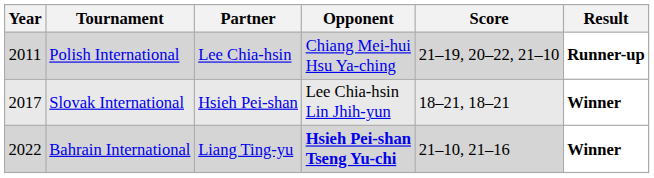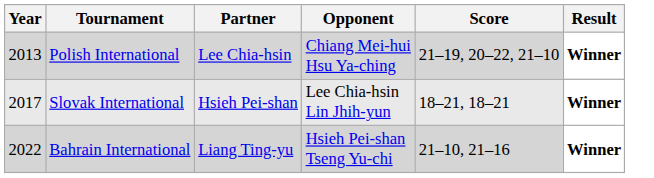(25, 55) 2011 -> (25, 55) 2013
(606, 55) Runner-up -> (594, 55) Winner
(358, 149) bold -> (356, 149) normal
